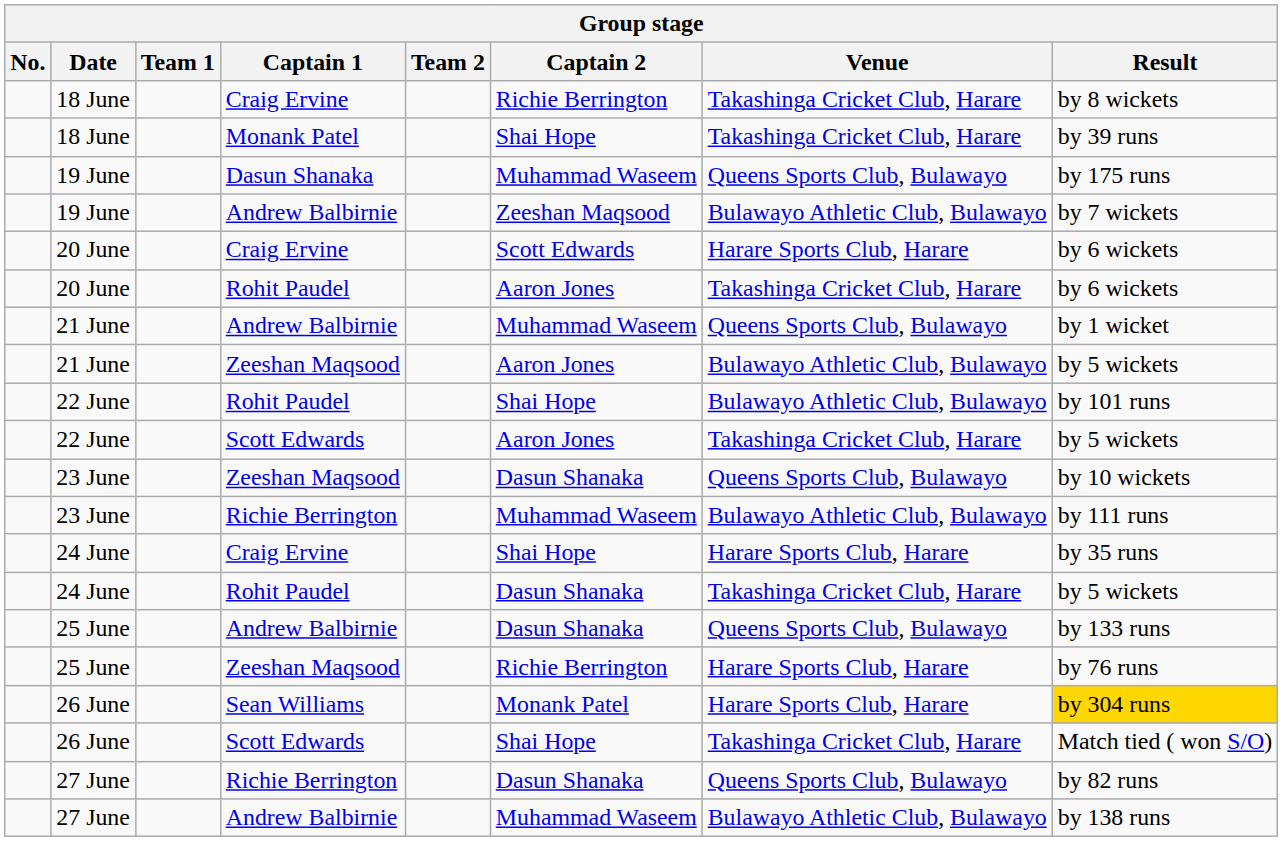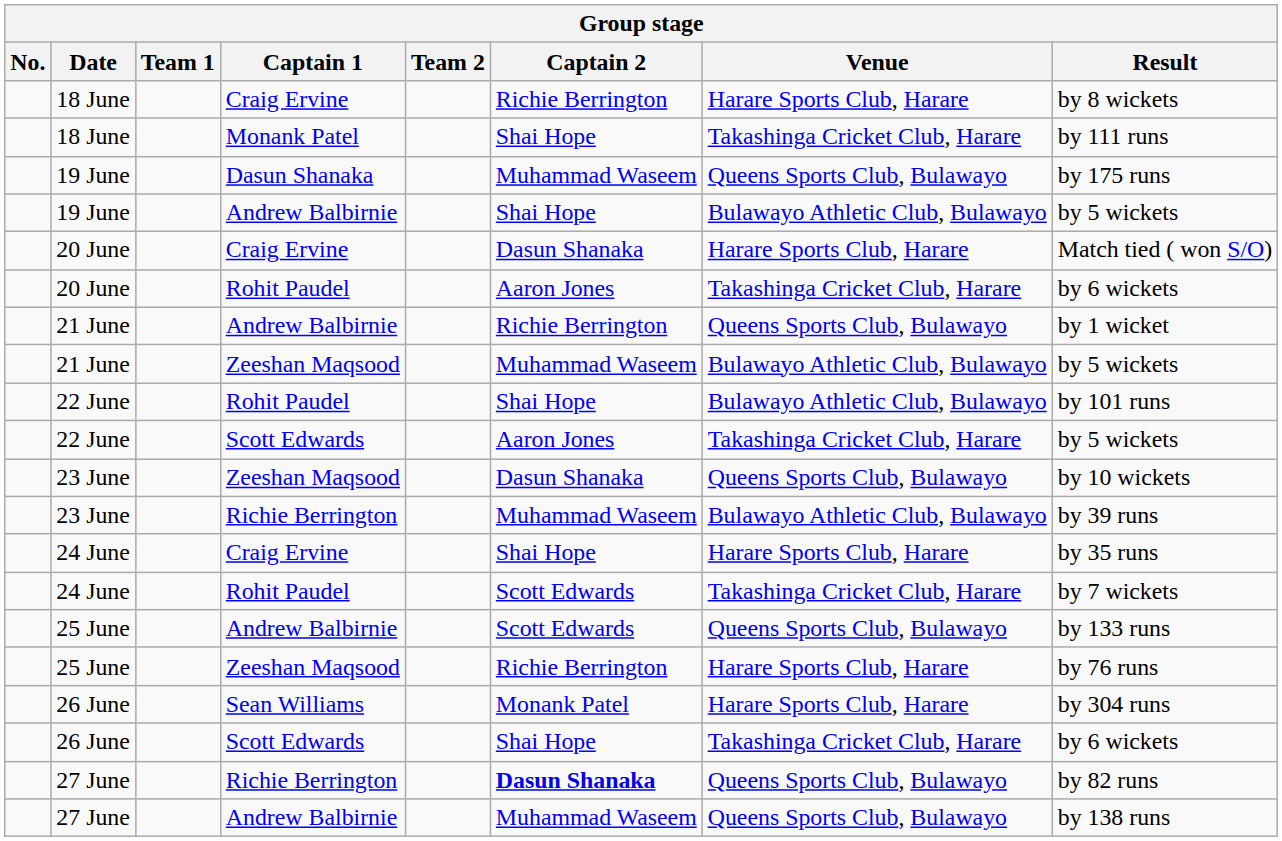(864, 99) Takashinga Cricket Club, Harare -> (838, 99) Harare Sports Club, Harare
(1108, 136) by 39 runs -> (1113, 136) by 111 runs
(583, 212) Zeeshan Maqsood -> (546, 212) Shai Hope
(1118, 212) by 7 wickets -> (1118, 212) by 5 wickets
(565, 250) Scott Edwards -> (570, 250) Dasun Shanaka
(1118, 250) by 6 wickets -> (1165, 250) Match tied ( won S/O)
(596, 325) Muhammad Waseem -> (582, 325) Richie Berrington
(555, 363) Aaron Jones -> (596, 363) Muhammad Waseem
(1113, 514) by 111 runs -> (1108, 514) by 39 runs
(570, 590) Dasun Shanaka -> (565, 590) Scott Edwards
(1118, 590) by 5 wickets -> (1118, 590) by 7 wickets
(570, 628) Dasun Shanaka -> (565, 628) Scott Edwards
(1114, 703) gold background -> (1114, 703) no background
(1165, 741) Match tied ( won S/O) -> (1118, 741) by 6 wickets
(570, 779) normal -> (576, 779) bold
(877, 817) Bulawayo Athletic Club, Bulawayo -> (857, 817) Queens Sports Club, Bulawayo
